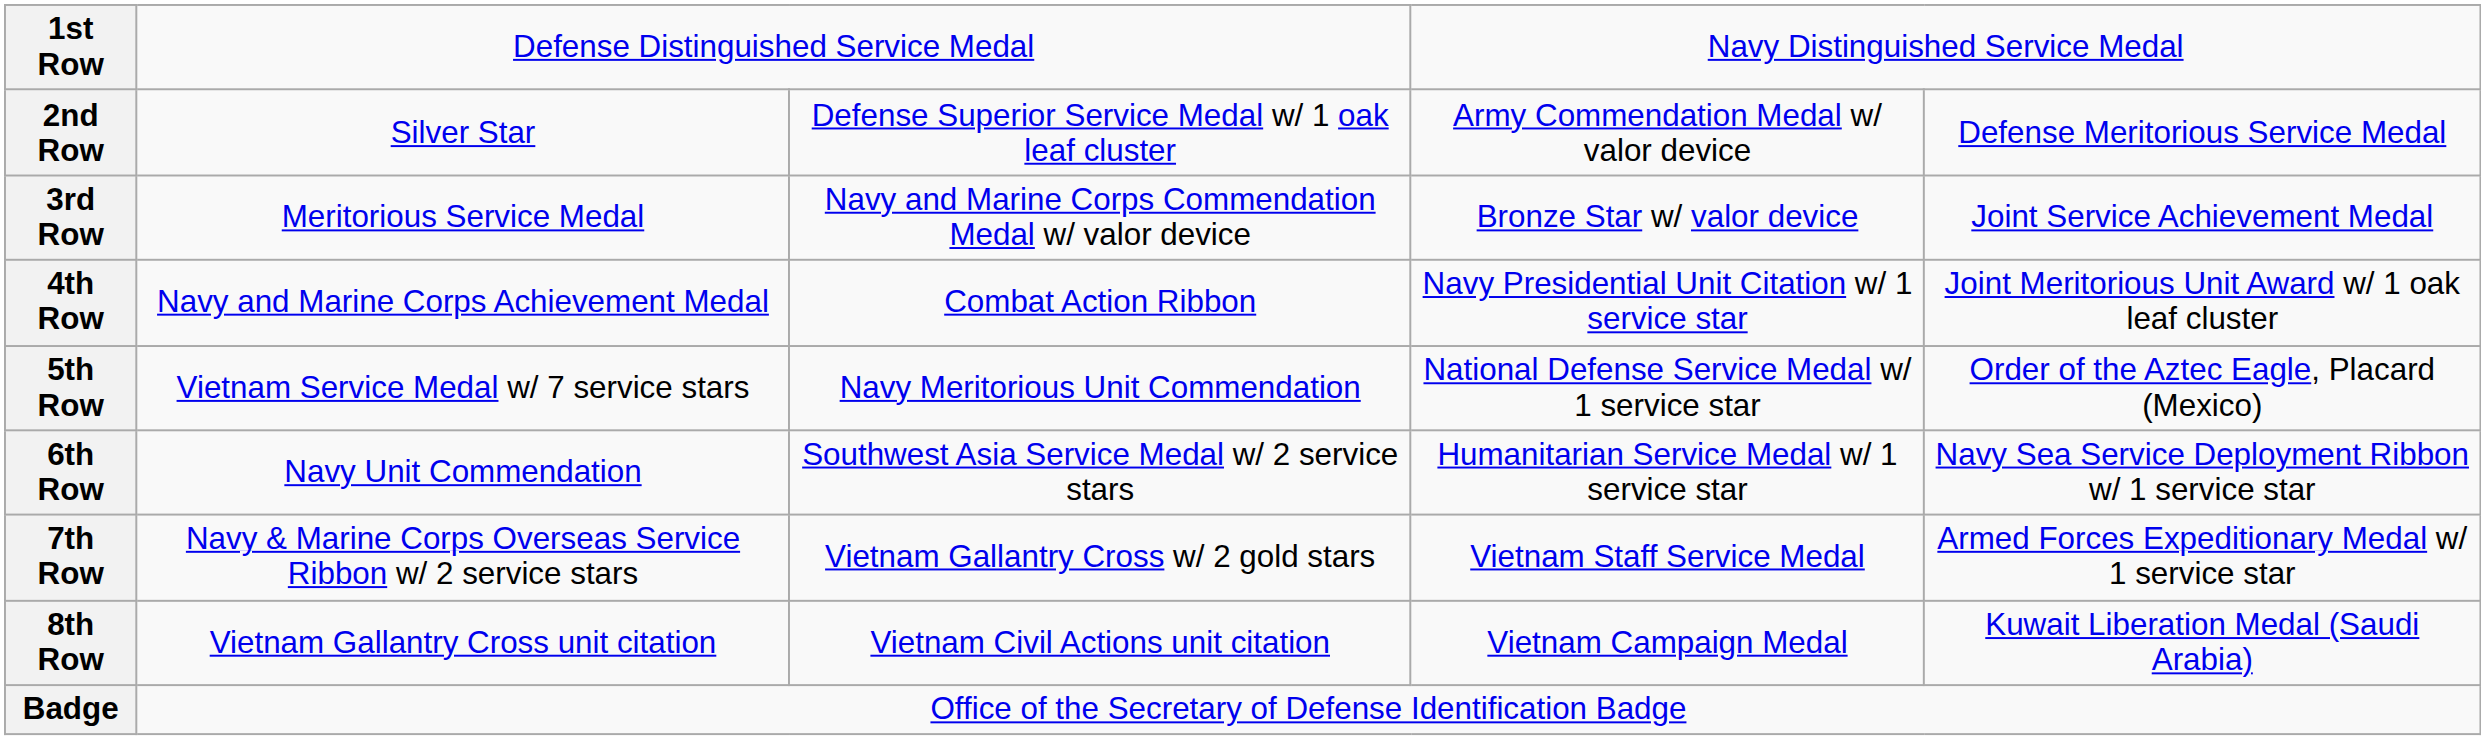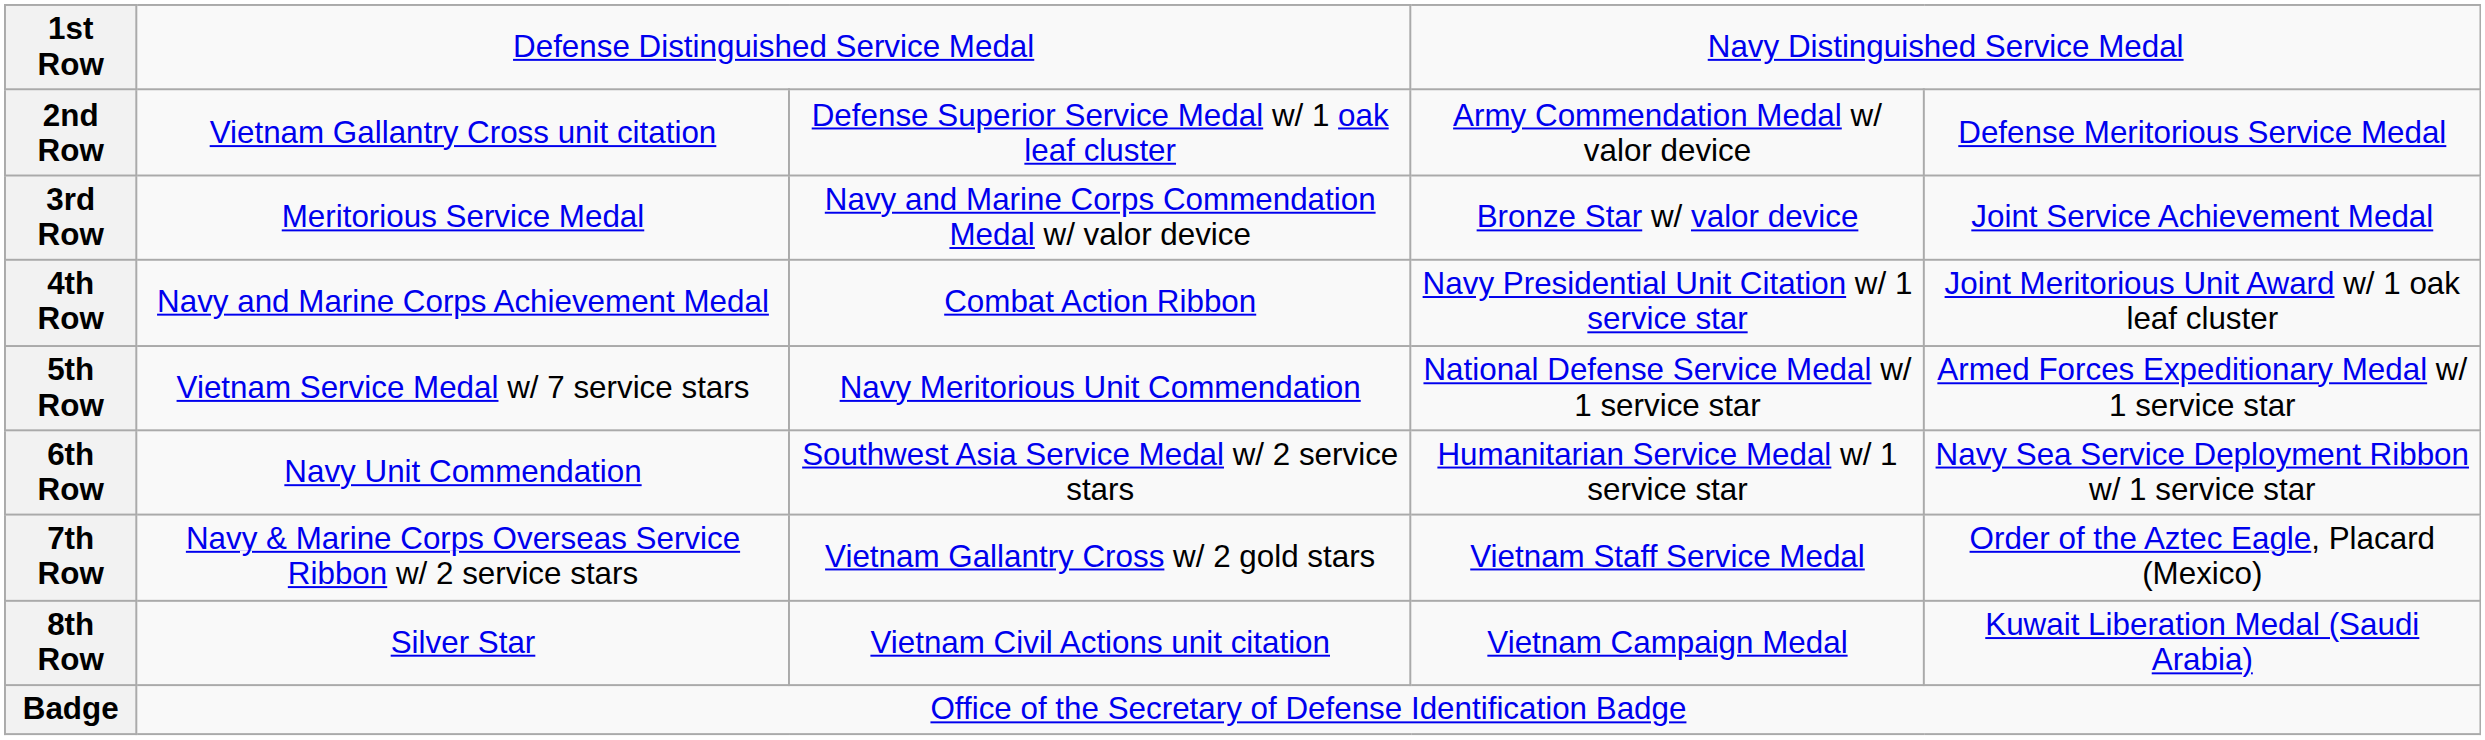(463, 132) Silver Star -> (463, 132) Vietnam Gallantry Cross unit citation
(2202, 387) Order of the Aztec Eagle, Placard (Mexico) -> (2202, 387) Armed Forces Expeditionary Medal w/ 1 service star
(2202, 557) Armed Forces Expeditionary Medal w/ 1 service star -> (2202, 557) Order of the Aztec Eagle, Placard (Mexico)
(463, 642) Vietnam Gallantry Cross unit citation -> (463, 642) Silver Star
